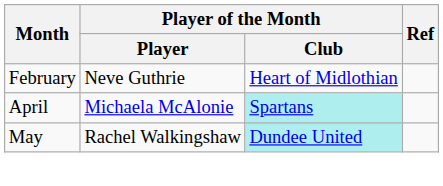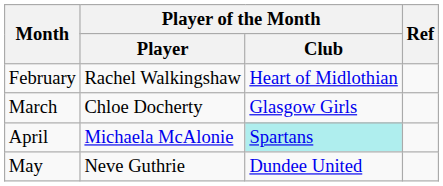(135, 78) Neve Guthrie -> (163, 78) Rachel Walkingshaw
+ row: (33, 107)
(163, 136) Rachel Walkingshaw -> (135, 166) Neve Guthrie
(306, 136) paleturquoise background -> (306, 166) no background
